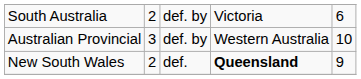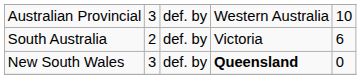rows swapped: (57, 16) <-> (75, 39)
(152, 62) 2 -> (152, 62) 3
(175, 62) def. -> (185, 62) def. by
(340, 62) 9 -> (340, 62) 0
